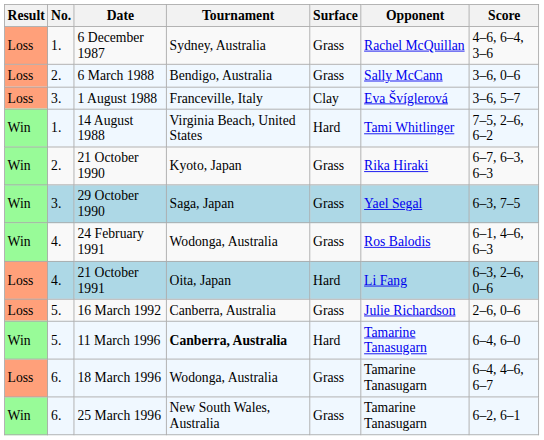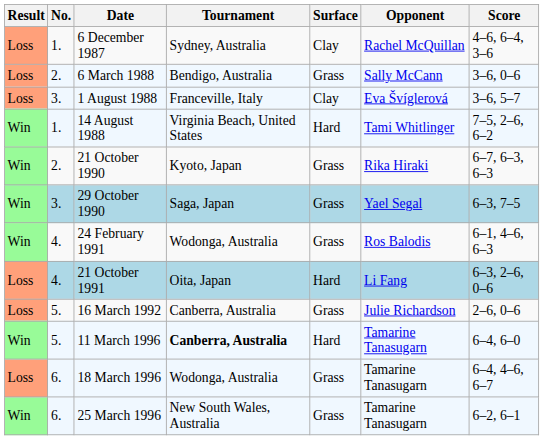(329, 45) Grass -> (326, 45) Clay
